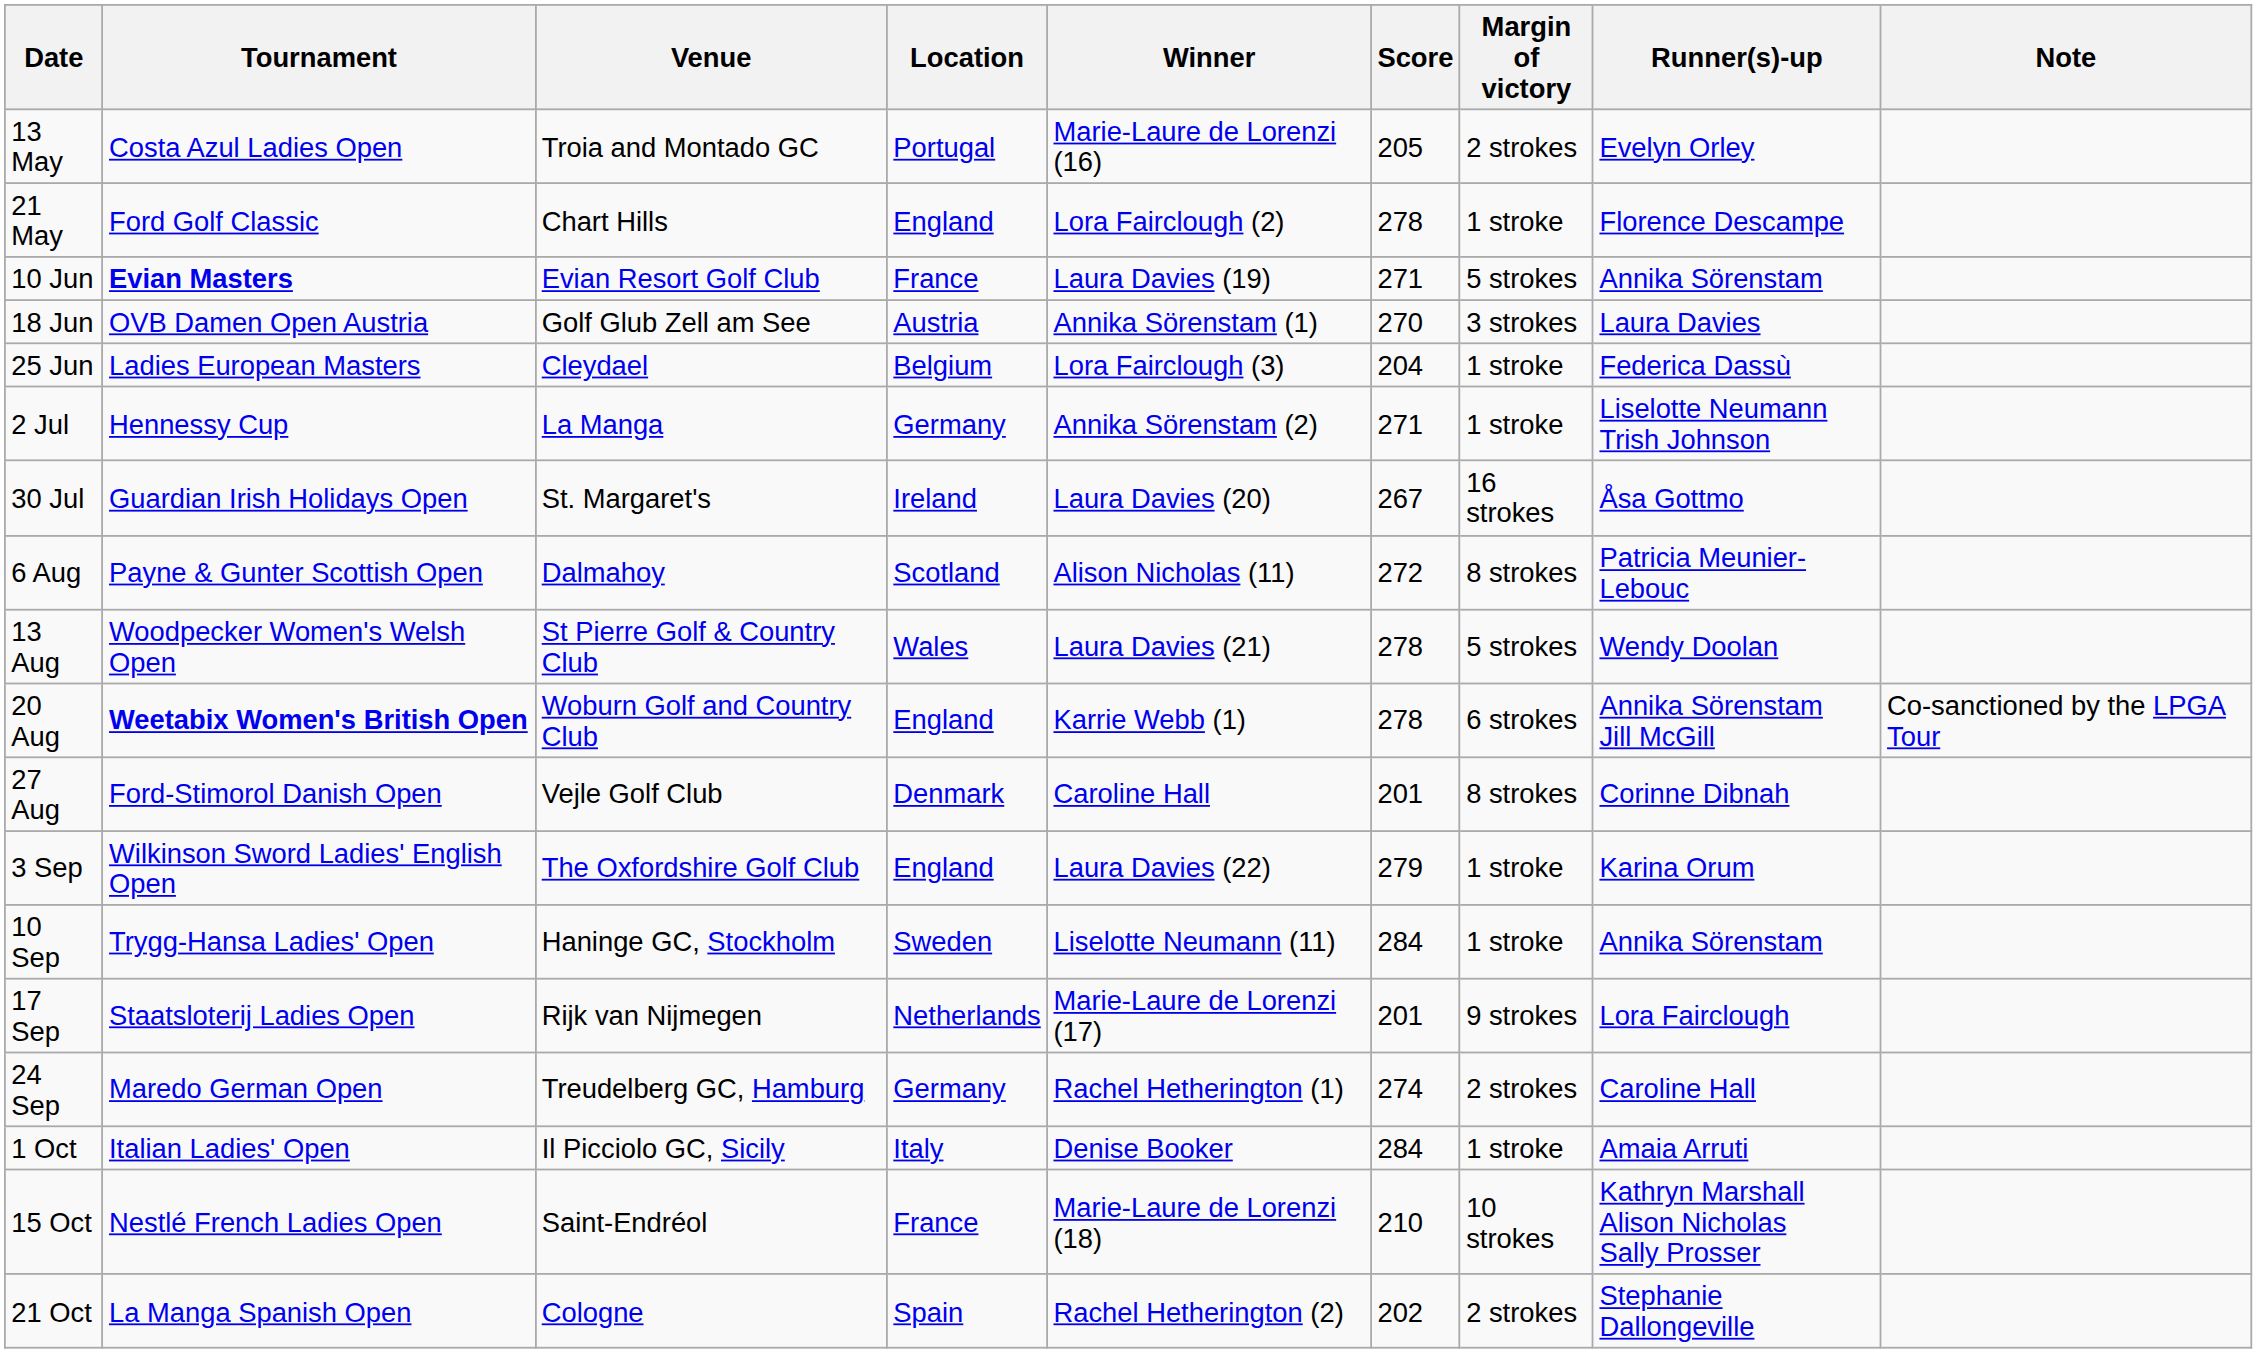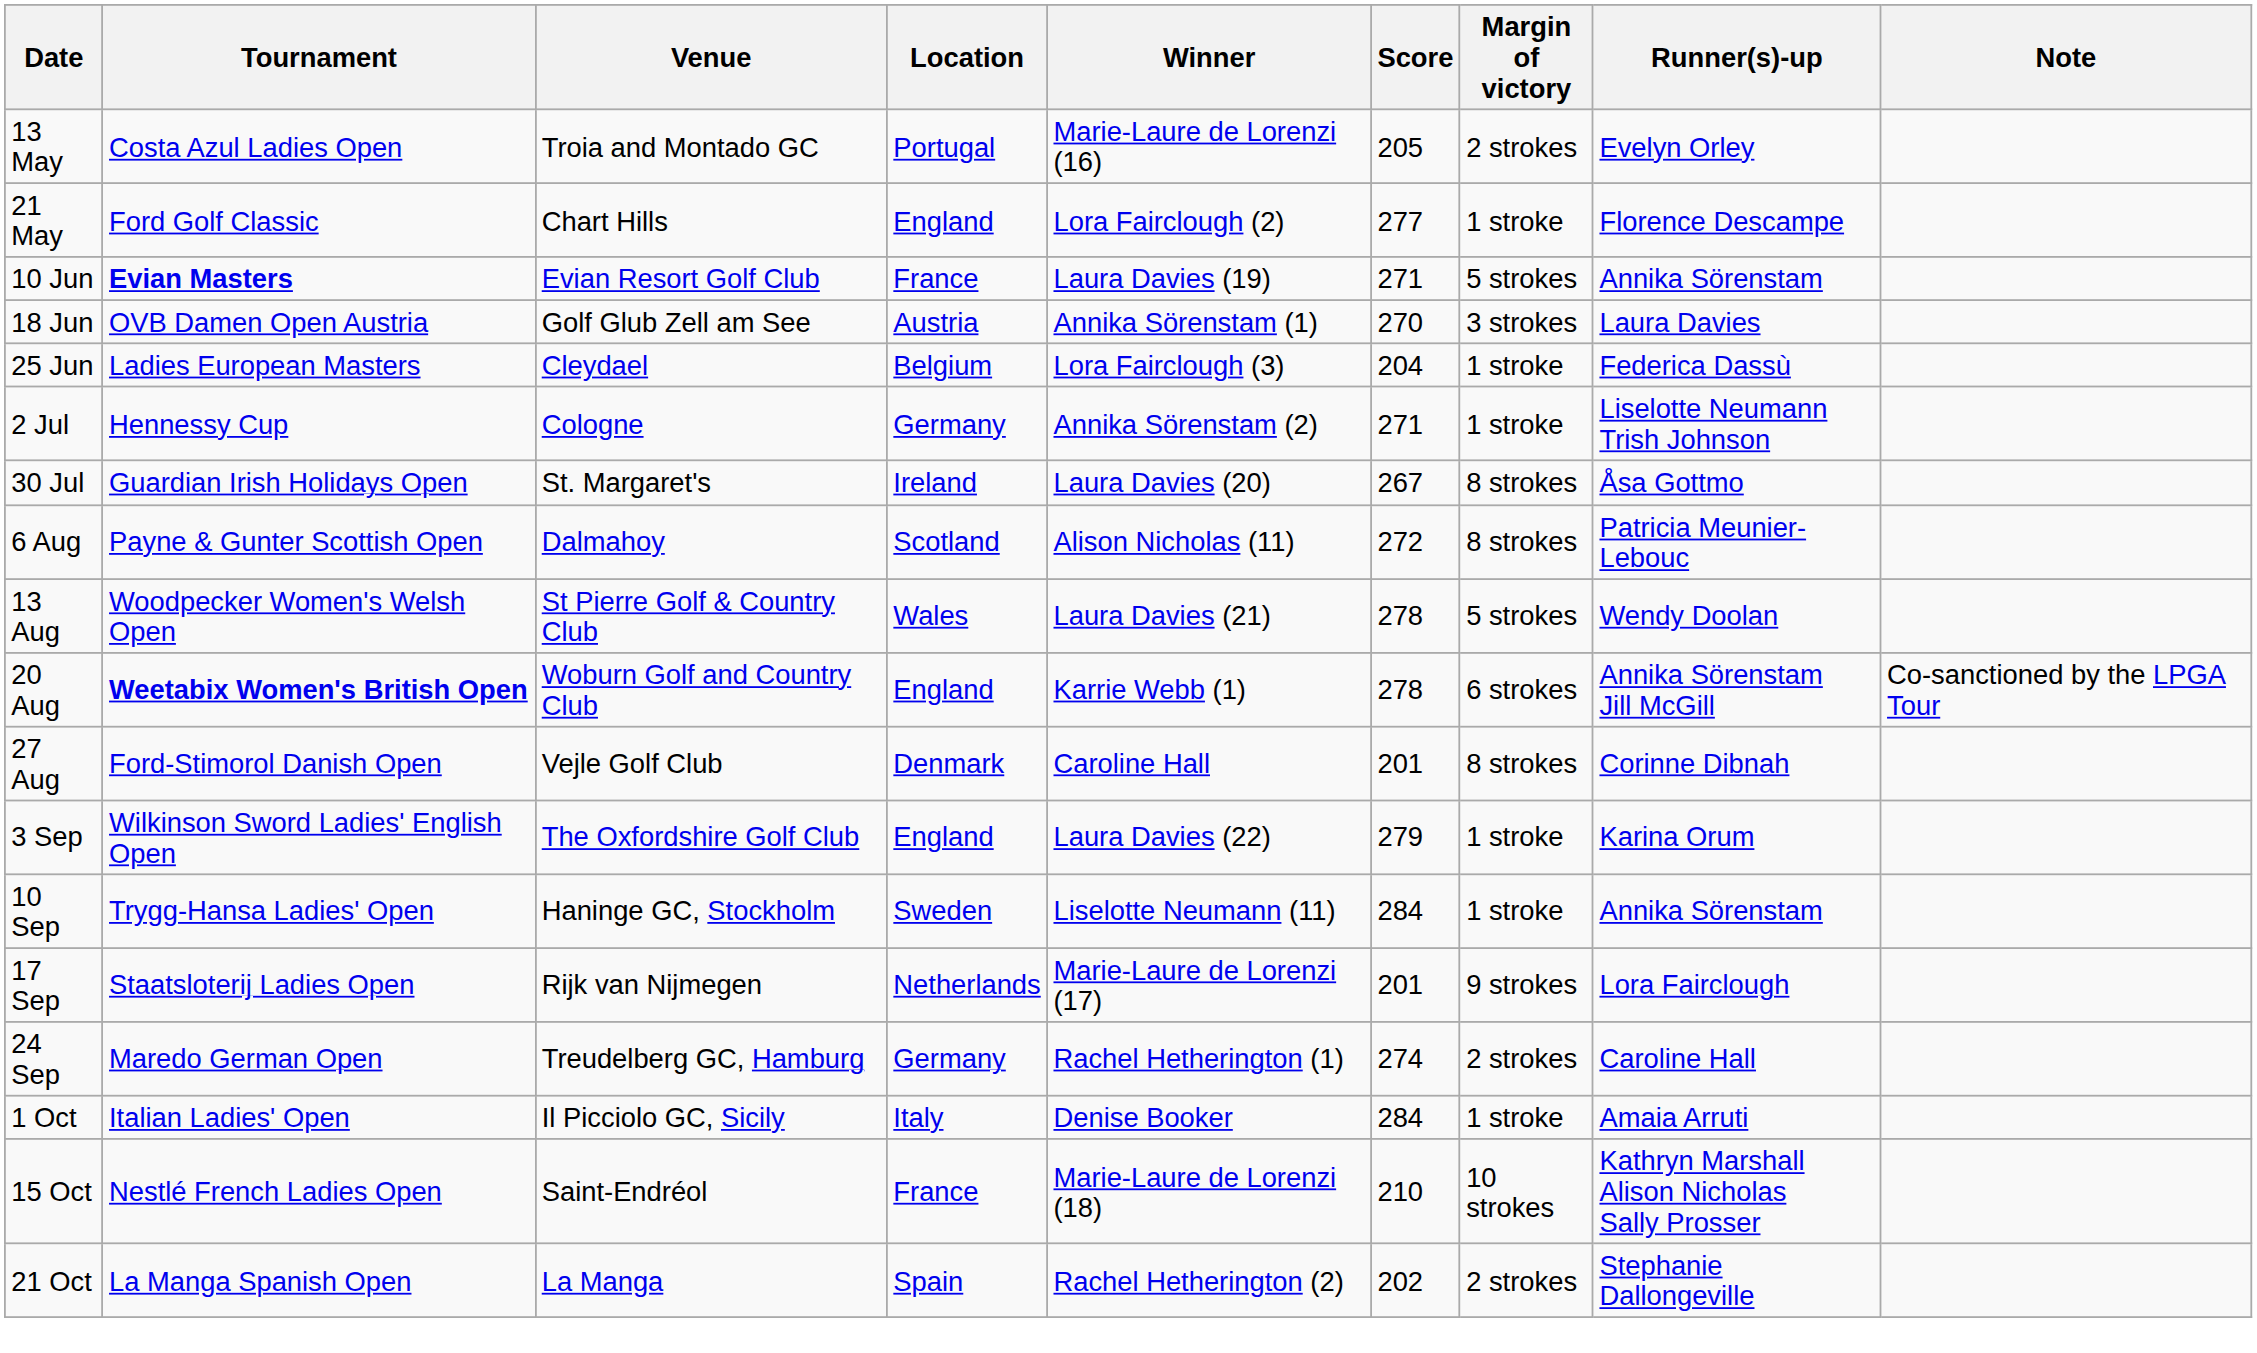(1400, 220) 278 -> (1400, 220) 277
(603, 424) La Manga -> (593, 424) Cologne
(1510, 498) 16 strokes -> (1522, 483) 8 strokes
(593, 1311) Cologne -> (603, 1281) La Manga
